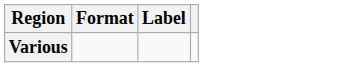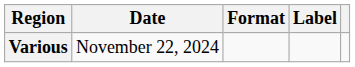+ column: (147, 18)
